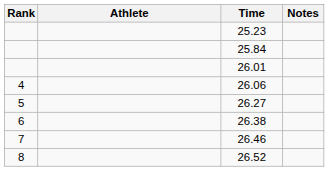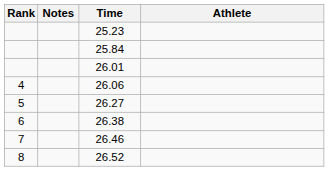columns swapped: (129, 13) <-> (303, 13)
